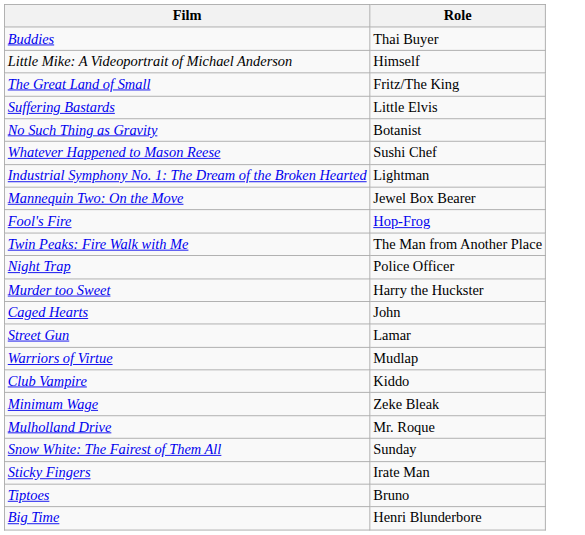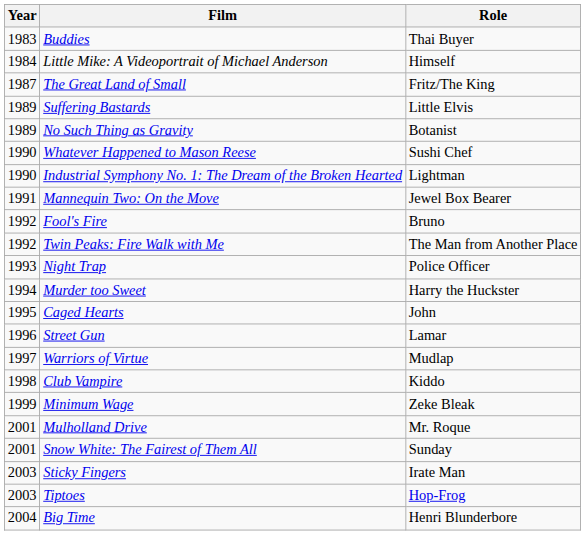+ column: (22, 15)
(402, 221) Hop-Frog -> (427, 221) Bruno
(391, 495) Bruno -> (437, 495) Hop-Frog
